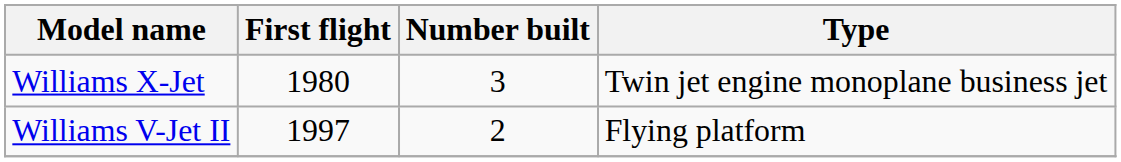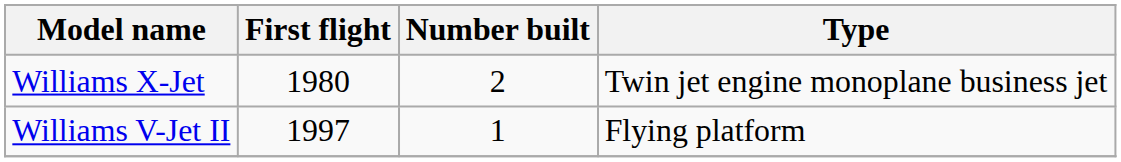(498, 80) 3 -> (498, 80) 2
(498, 130) 2 -> (498, 130) 1
